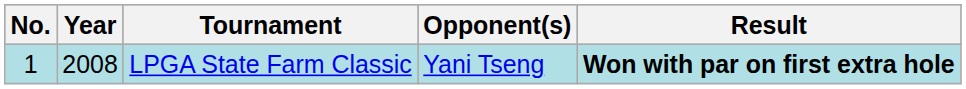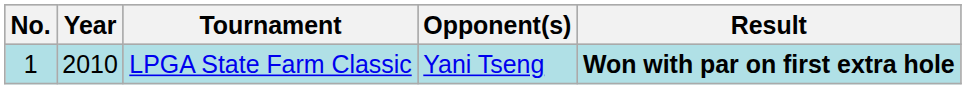(90, 64) 2008 -> (90, 64) 2010
